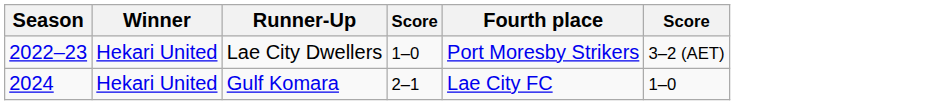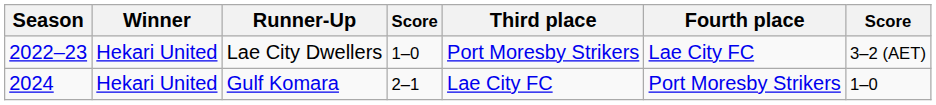+ column: (543, 20)
(543, 52) Port Moresby Strikers -> (701, 52) Lae City FC
(500, 83) Lae City FC -> (745, 83) Port Moresby Strikers
